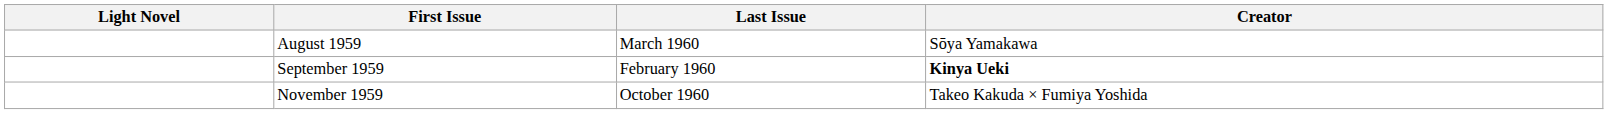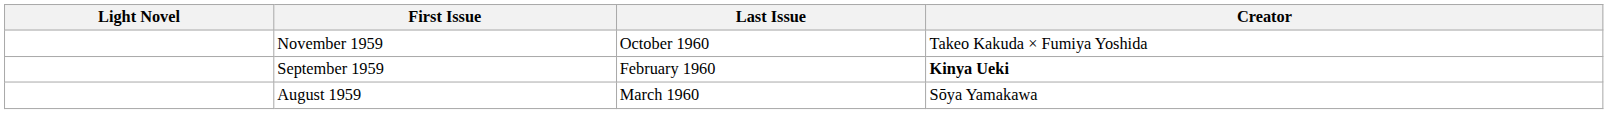rows swapped: (319, 43) <-> (330, 95)
